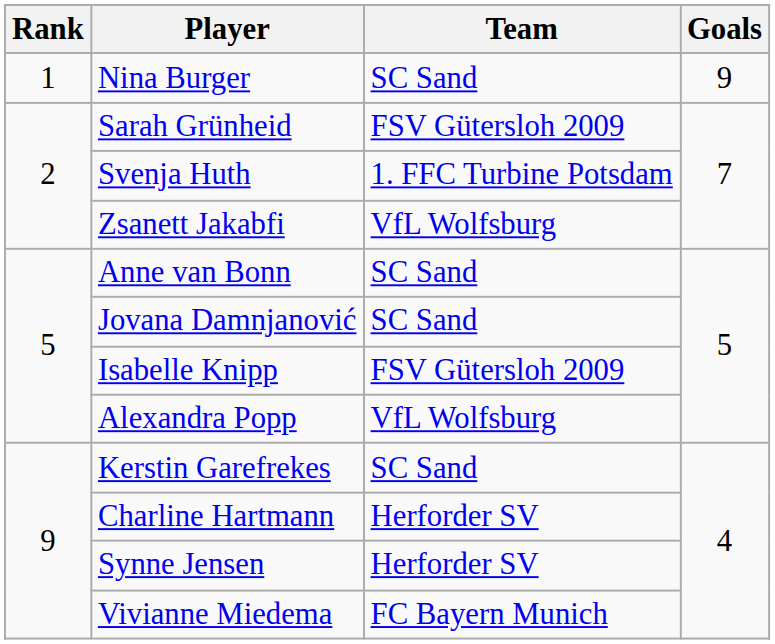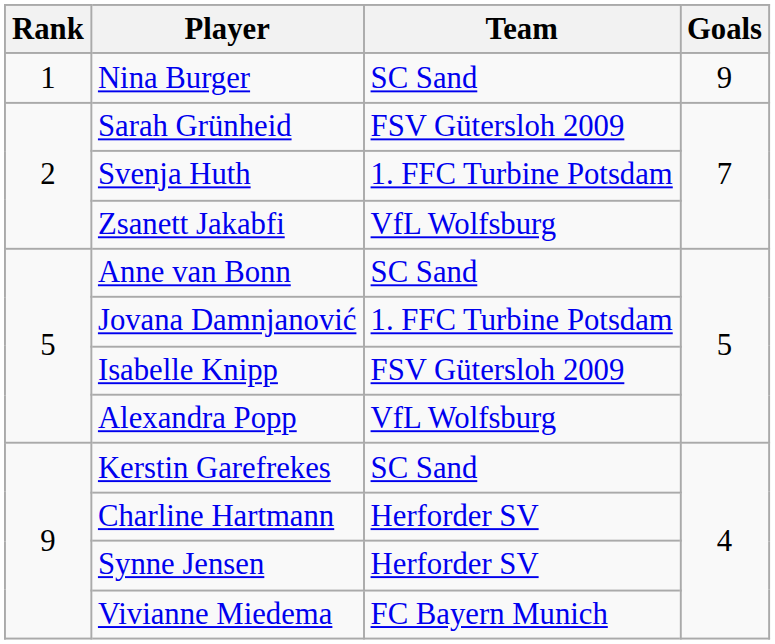(424, 321) SC Sand -> (522, 321) 1. FFC Turbine Potsdam
